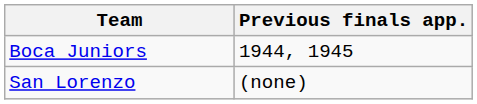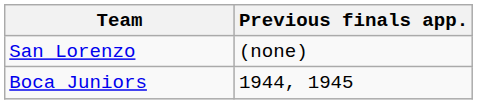rows swapped: (78, 51) <-> (72, 83)
